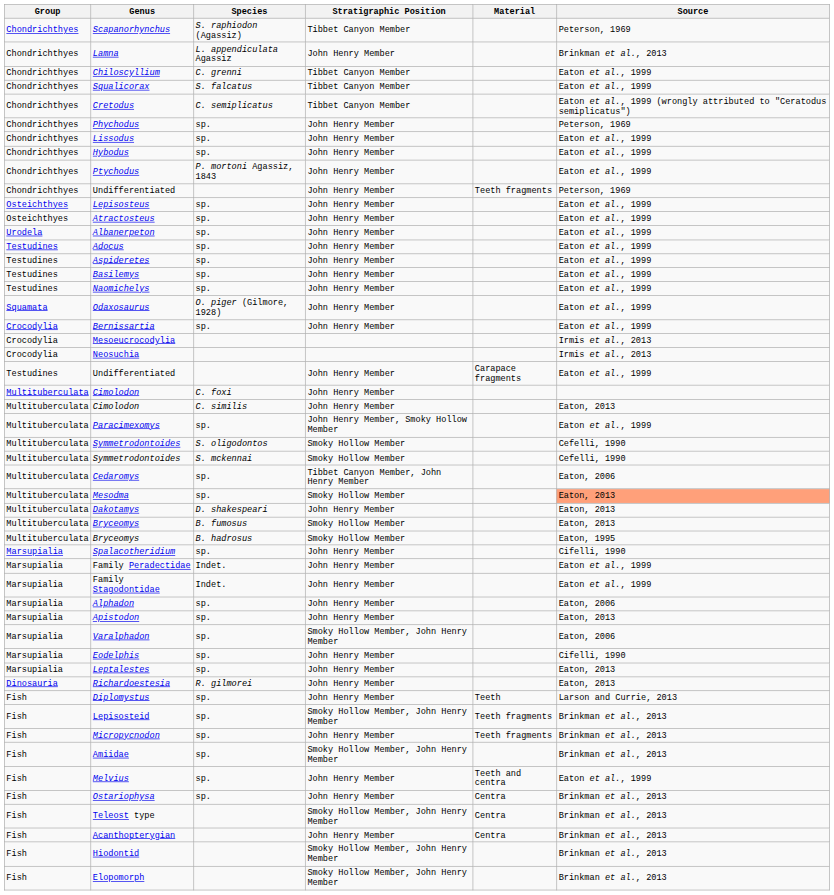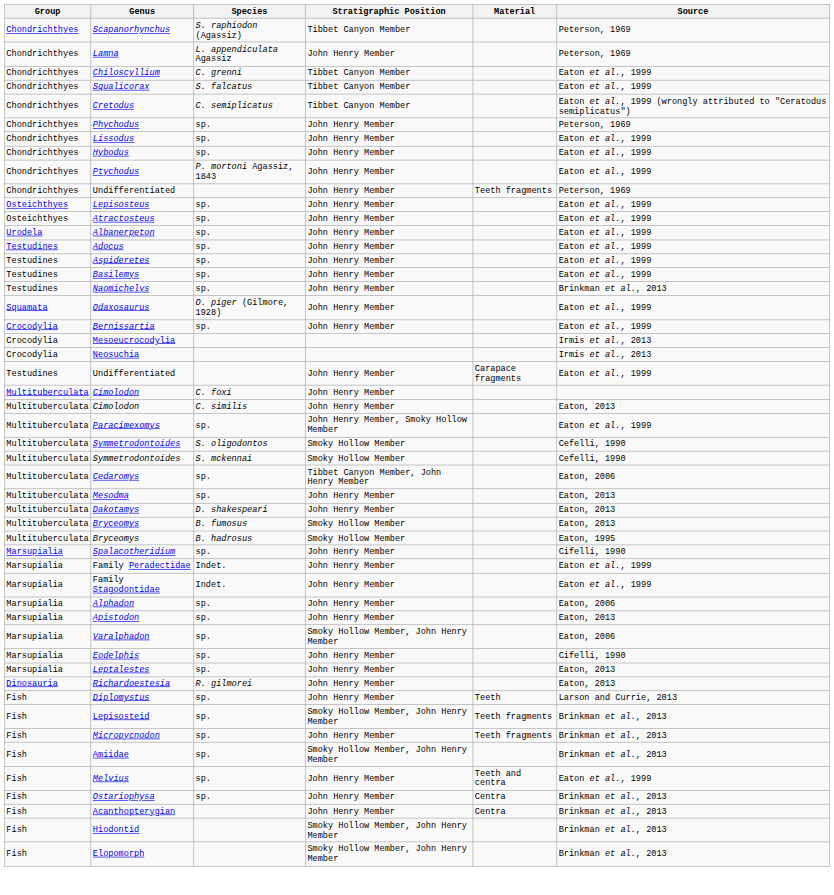(613, 54) Brinkman et al., 2013 -> (595, 54) Peterson, 1969
(605, 289) Eaton et al., 1999 -> (613, 289) Brinkman et al., 2013
(356, 496) Smoky Hollow Member -> (351, 496) John Henry Member
(587, 496) lightsalmon background -> (587, 496) no background
- row: (124, 816)
